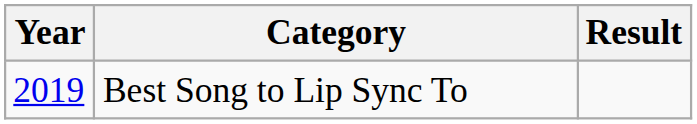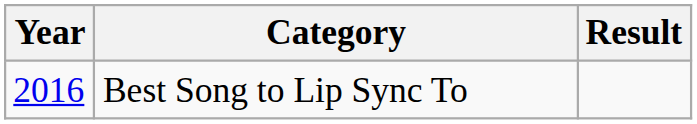(49, 88) 2019 -> (49, 88) 2016
